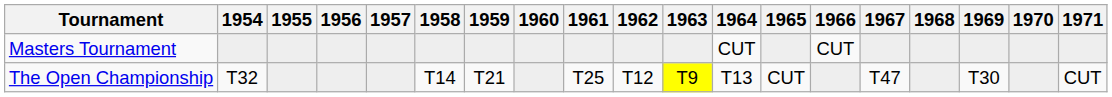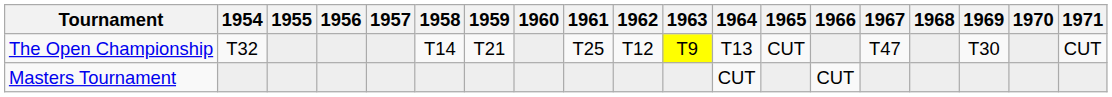rows swapped: (92, 48) <-> (111, 78)
